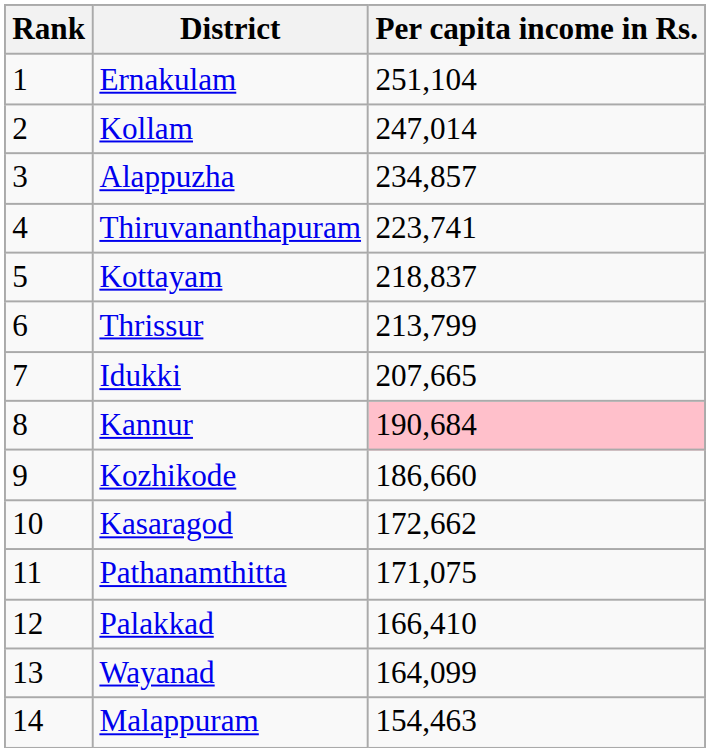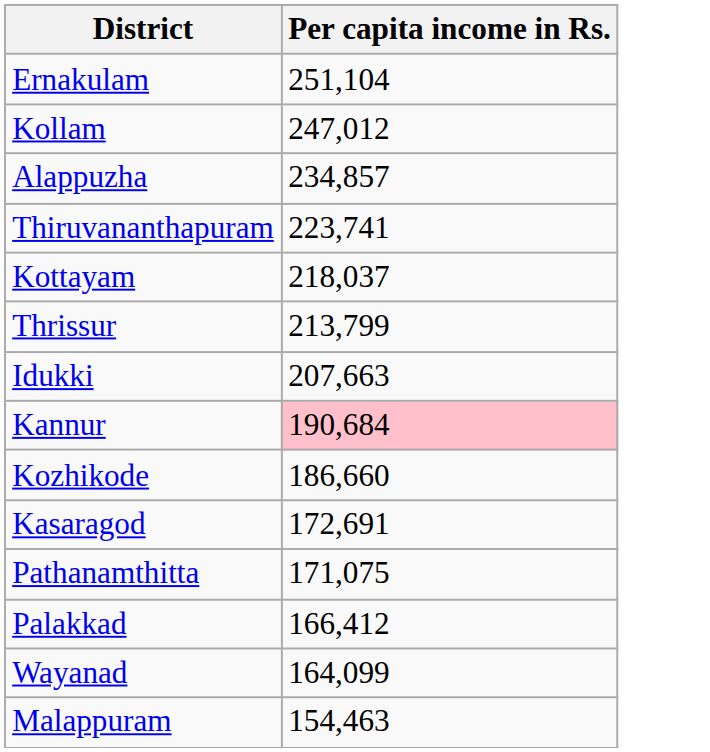- column: (49, 29)
(426, 128) 247,014 -> (339, 128) 247,012
(426, 276) 218,837 -> (339, 276) 218,037
(426, 375) 207,665 -> (339, 375) 207,663
(426, 524) 172,662 -> (339, 524) 172,691
(426, 623) 166,410 -> (339, 623) 166,412
